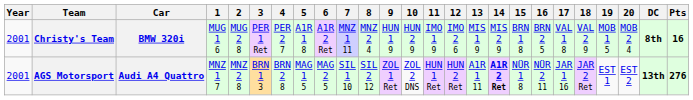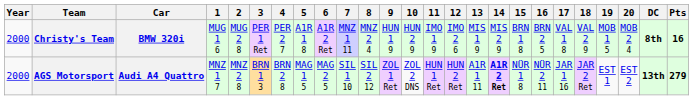(18, 39) 2001 -> (18, 39) 2000
(18, 76) 2001 -> (18, 76) 2000
(678, 76) 276 -> (678, 76) 279
